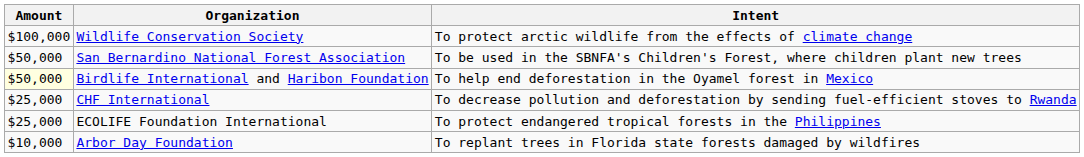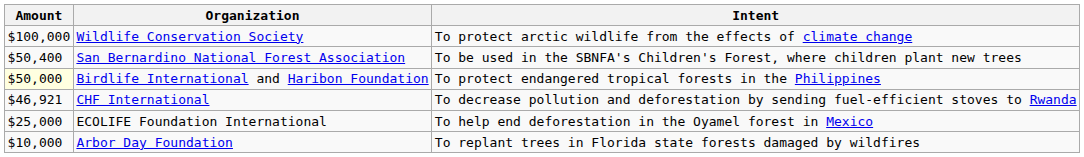(35, 57) $50,000 -> (35, 57) $50,400
(654, 79) To help end deforestation in the Oyamel forest in Mexico -> (658, 79) To protect endangered tropical forests in the Philippines
(35, 100) $25,000 -> (35, 100) $46,921
(658, 121) To protect endangered tropical forests in the Philippines -> (654, 121) To help end deforestation in the Oyamel forest in Mexico
